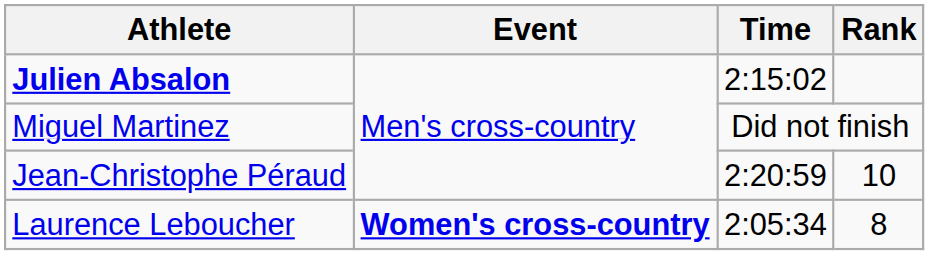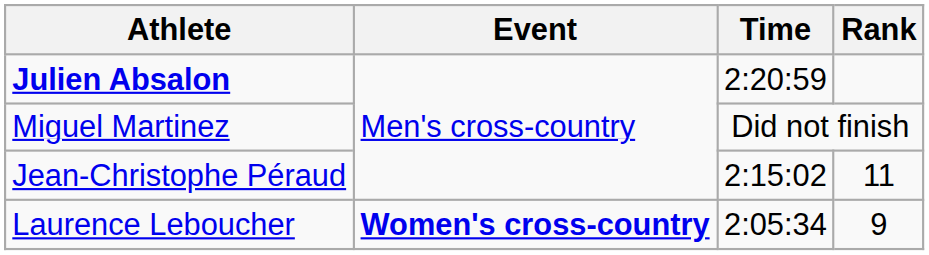(775, 78) 2:15:02 -> (775, 78) 2:20:59
(775, 176) 2:20:59 -> (775, 176) 2:15:02
(879, 176) 10 -> (879, 176) 11
(879, 225) 8 -> (879, 225) 9
